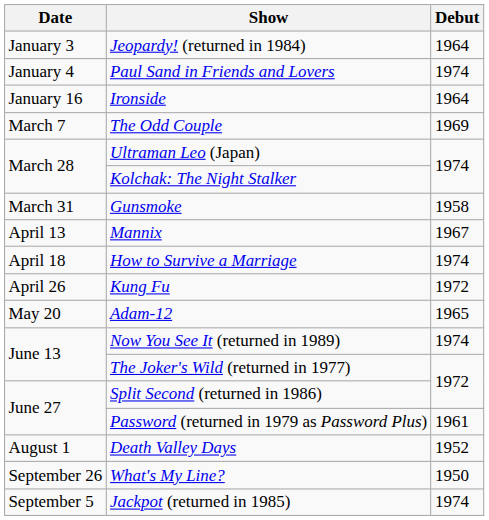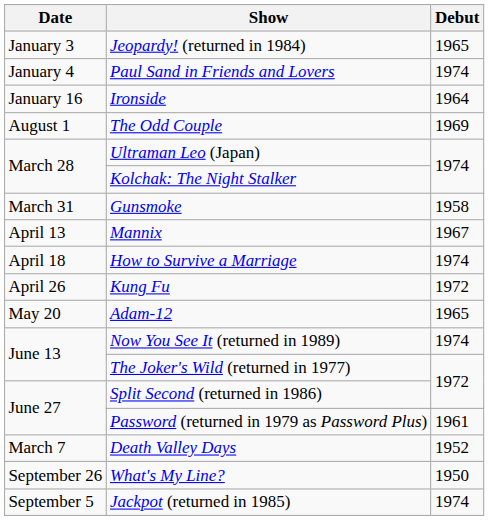(452, 44) 1964 -> (452, 44) 1965
(37, 125) March 7 -> (39, 125) August 1
(39, 448) August 1 -> (37, 448) March 7
